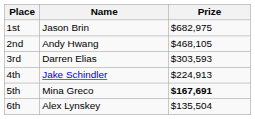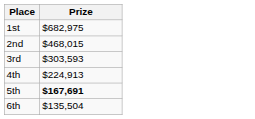- column: (104, 12)
(191, 43) $468,105 -> (63, 43) $468,015
